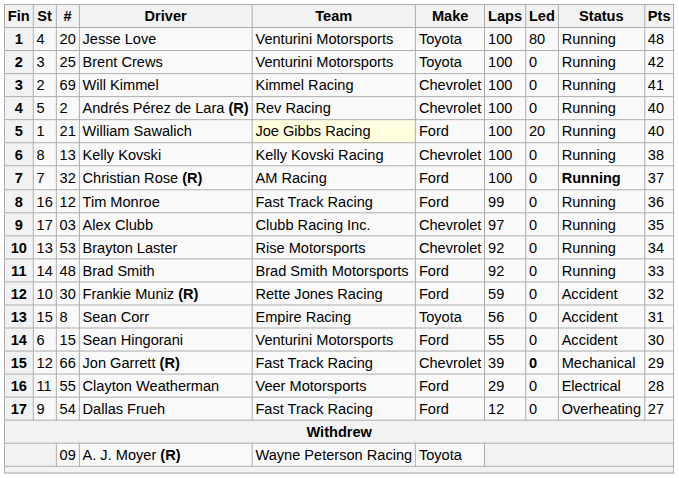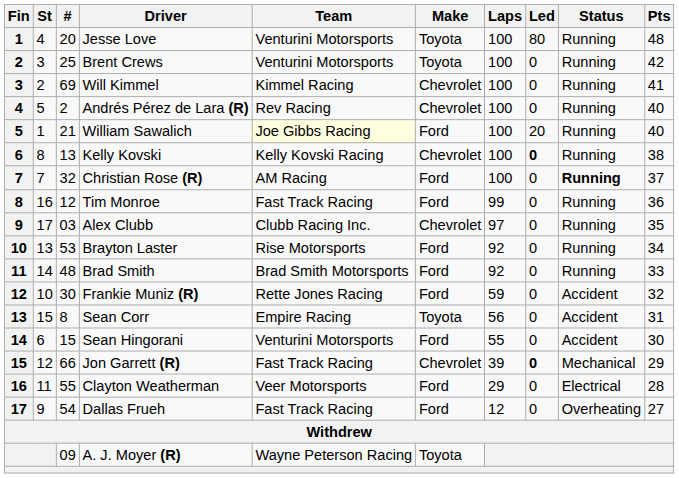(533, 155) normal -> (533, 155) bold
(450, 247) Chevrolet -> (434, 247) Ford
